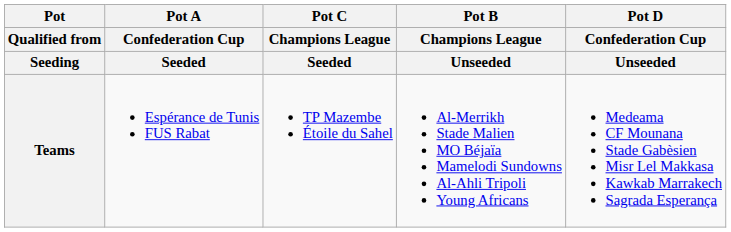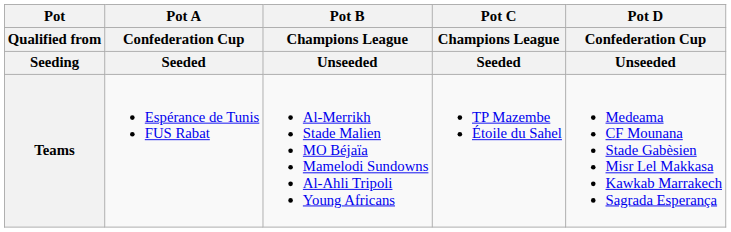columns swapped: (481, 62) <-> (329, 62)
